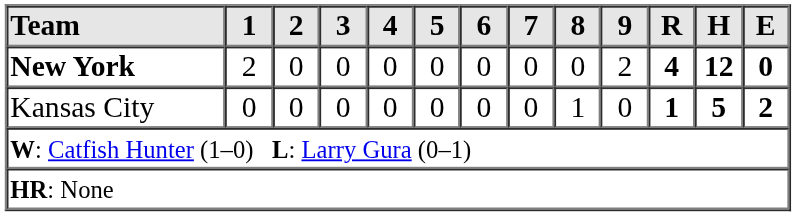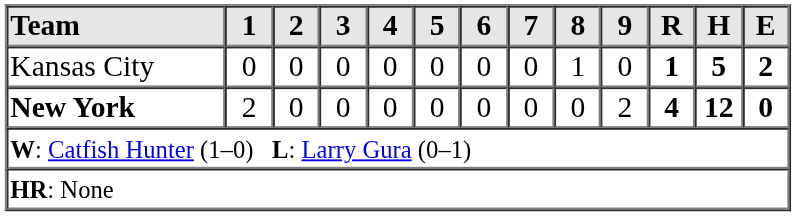rows swapped: (73, 66) <-> (82, 107)
